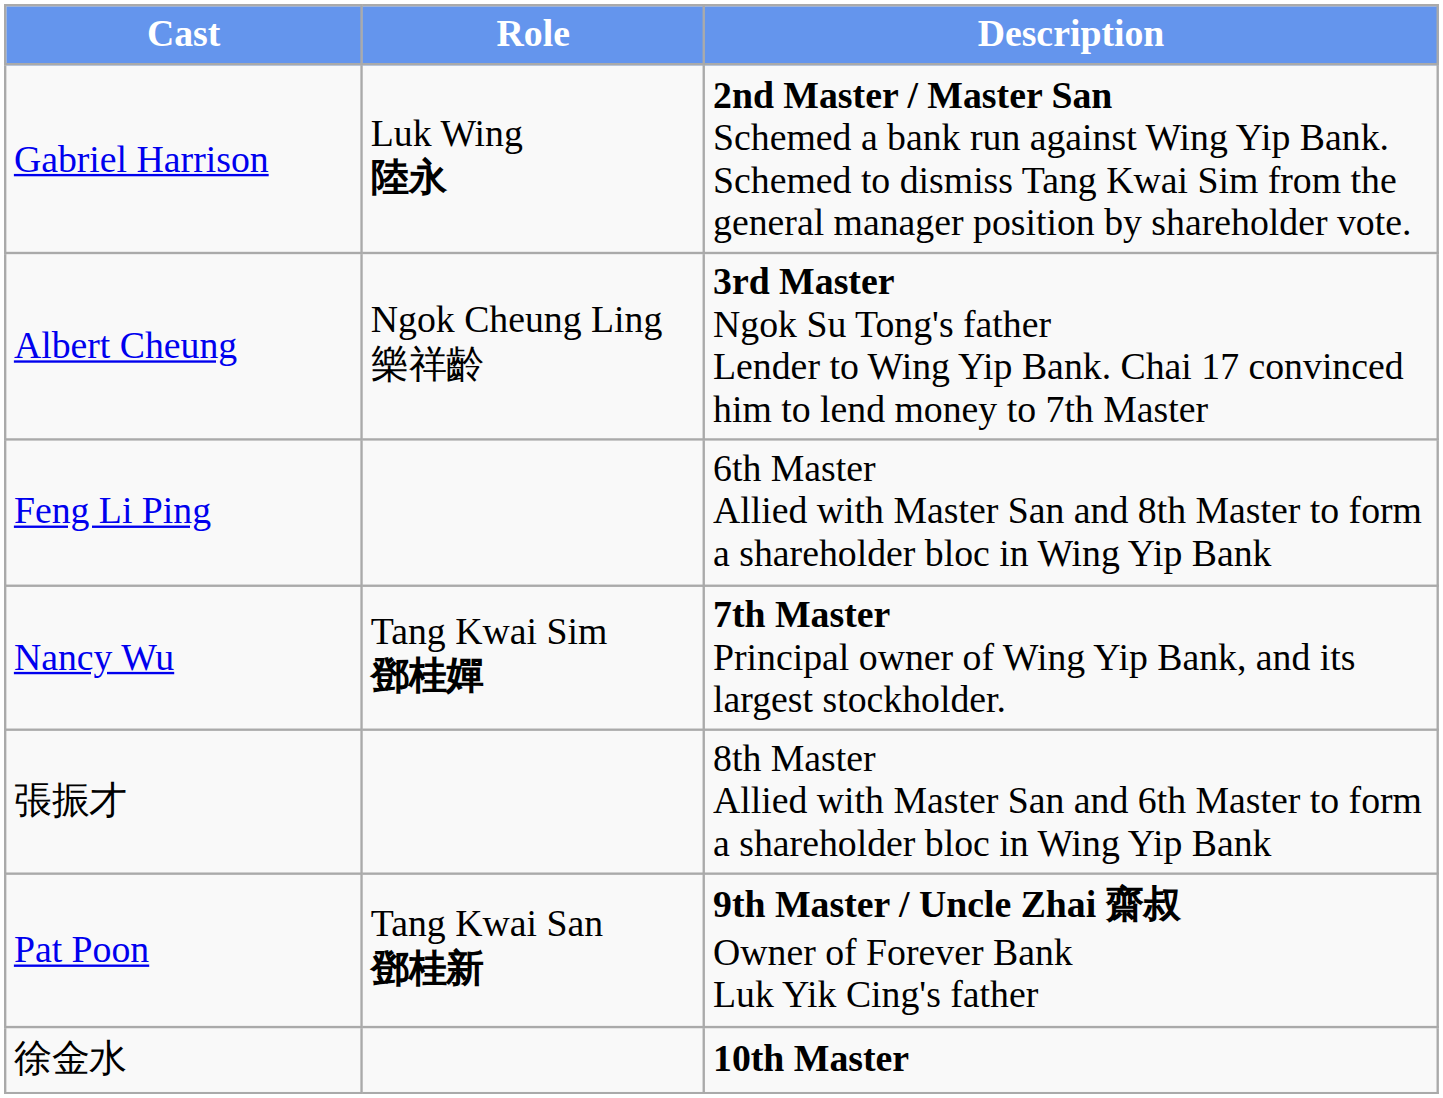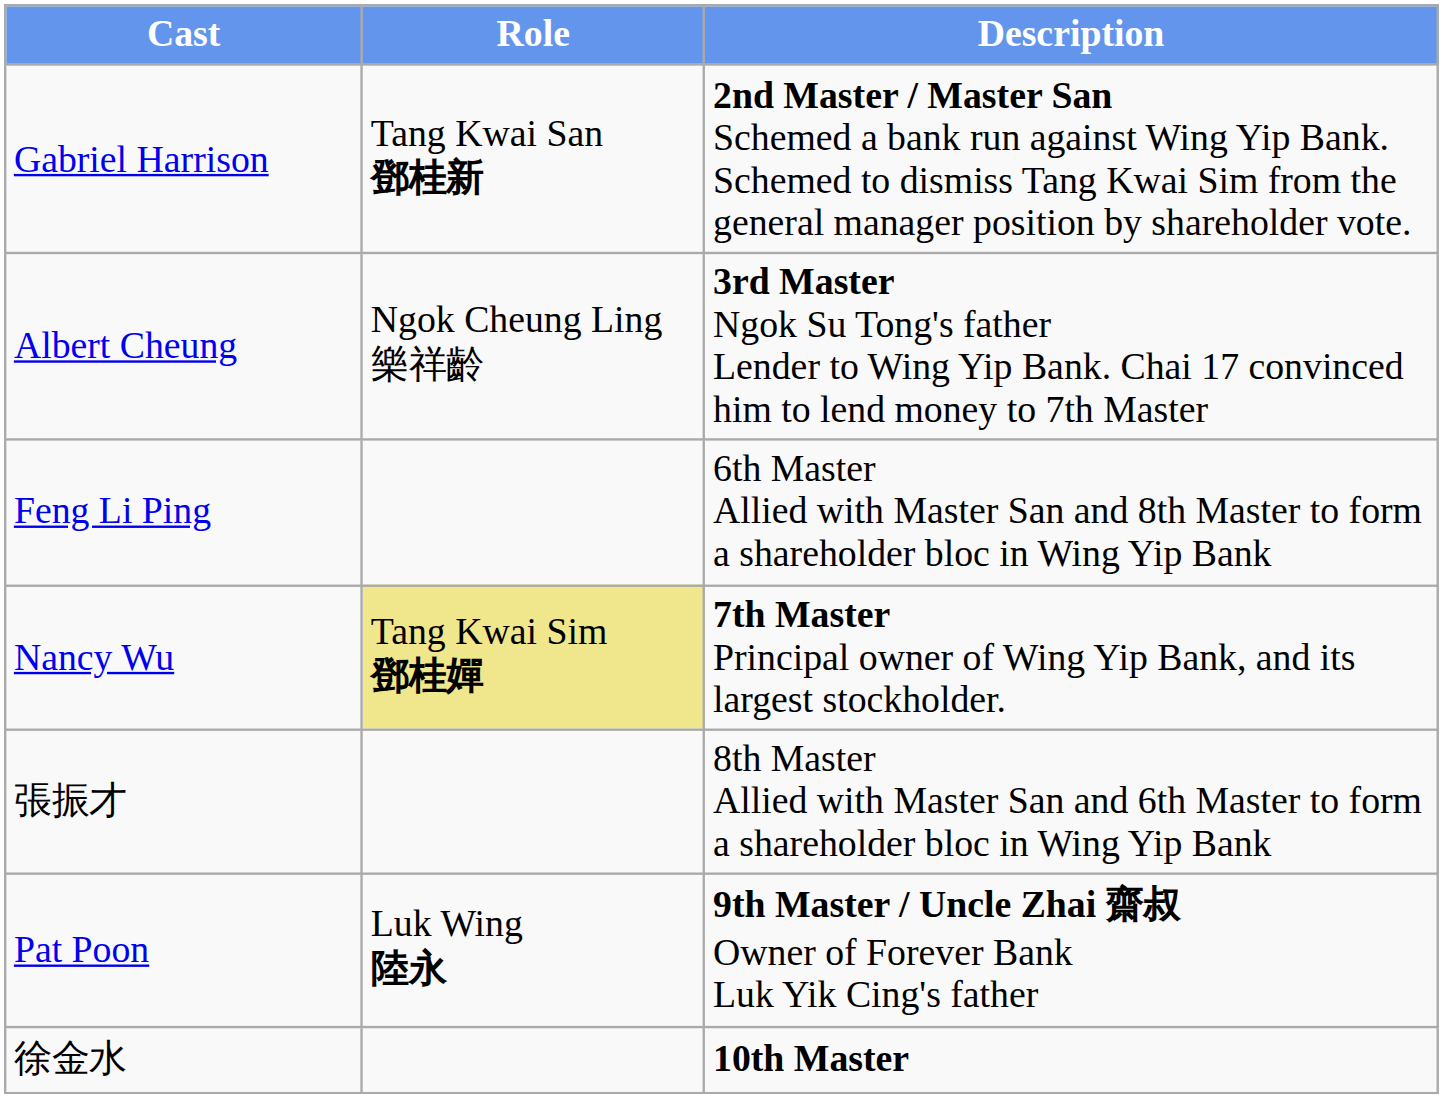(447, 155) Luk Wing 陸永 -> (487, 155) Tang Kwai San 鄧桂新
(489, 653) no background -> (489, 653) khaki background
(487, 947) Tang Kwai San 鄧桂新 -> (447, 947) Luk Wing 陸永
